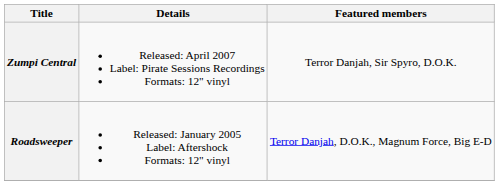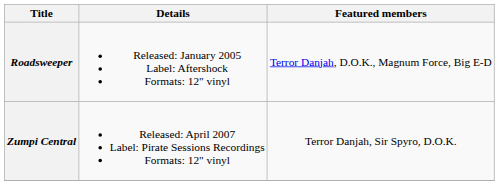rows swapped: (42, 141) <-> (42, 62)
